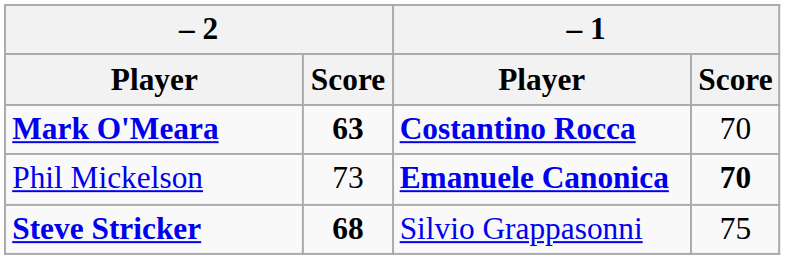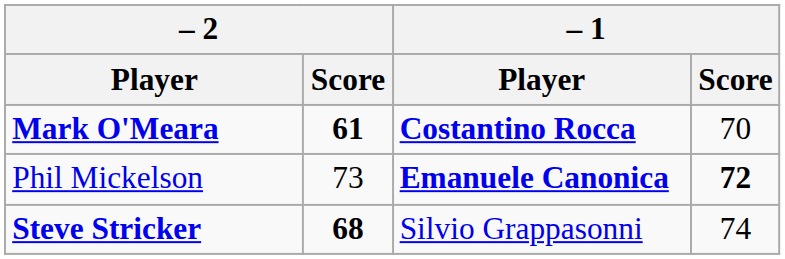(348, 128) 63 -> (348, 128) 61
(735, 178) 70 -> (735, 178) 72
(735, 228) 75 -> (735, 228) 74
